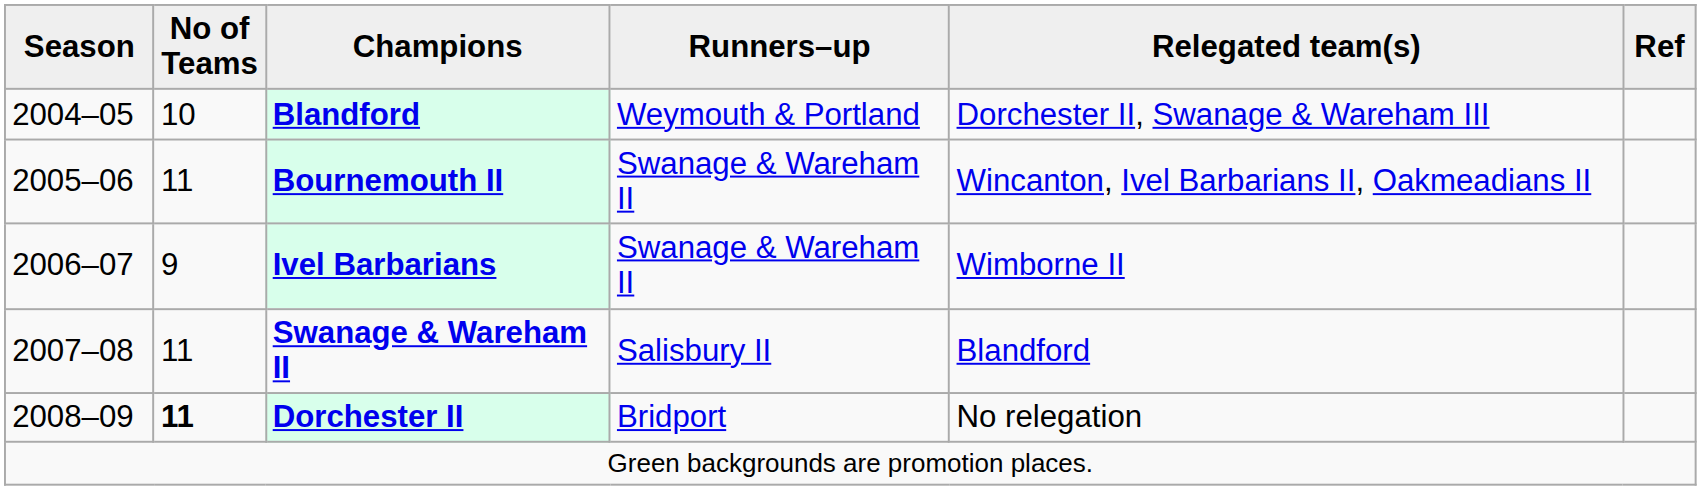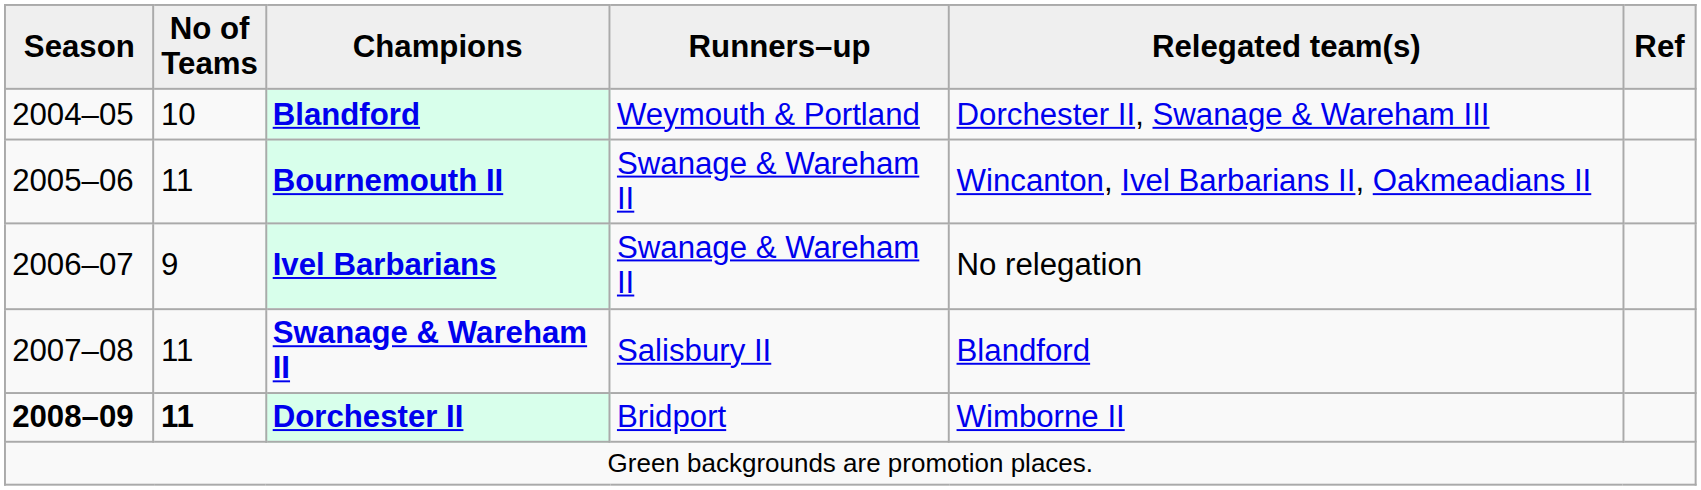(1041, 265) Wimborne II -> (1049, 265) No relegation
(73, 417) normal -> (73, 417) bold
(1049, 417) No relegation -> (1041, 417) Wimborne II
